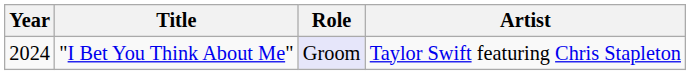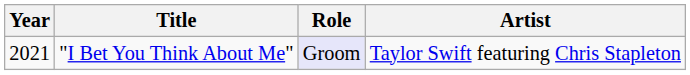(30, 52) 2024 -> (30, 52) 2021
